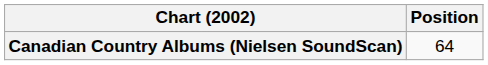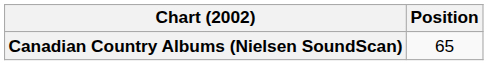(445, 45) 64 -> (445, 45) 65
